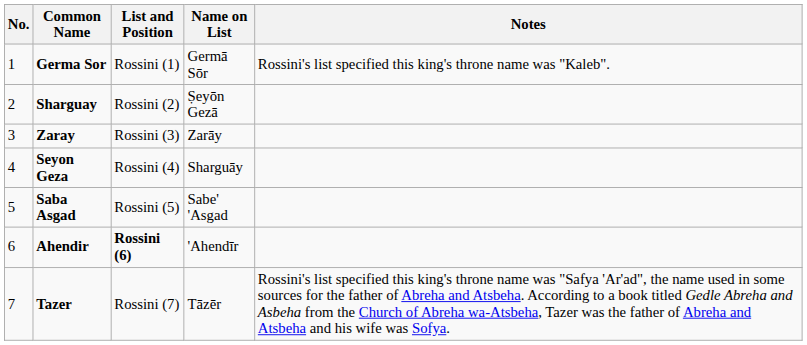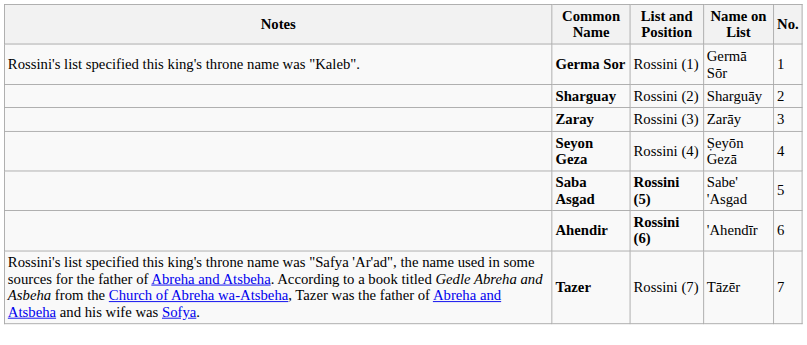columns swapped: (19, 24) <-> (528, 24)
(206, 104) Ṣeyōn Gezā -> (734, 95) Sharguāy
(215, 167) Sharguāy -> (725, 150) Ṣeyōn Gezā
(147, 207) normal -> (656, 190) bold
